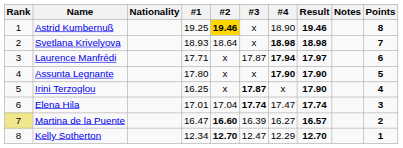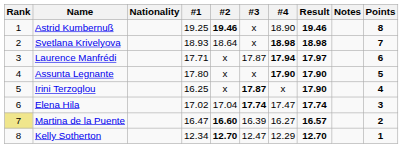(225, 27) gold background -> (225, 27) no background
(196, 105) 17.01 -> (196, 105) 17.02
